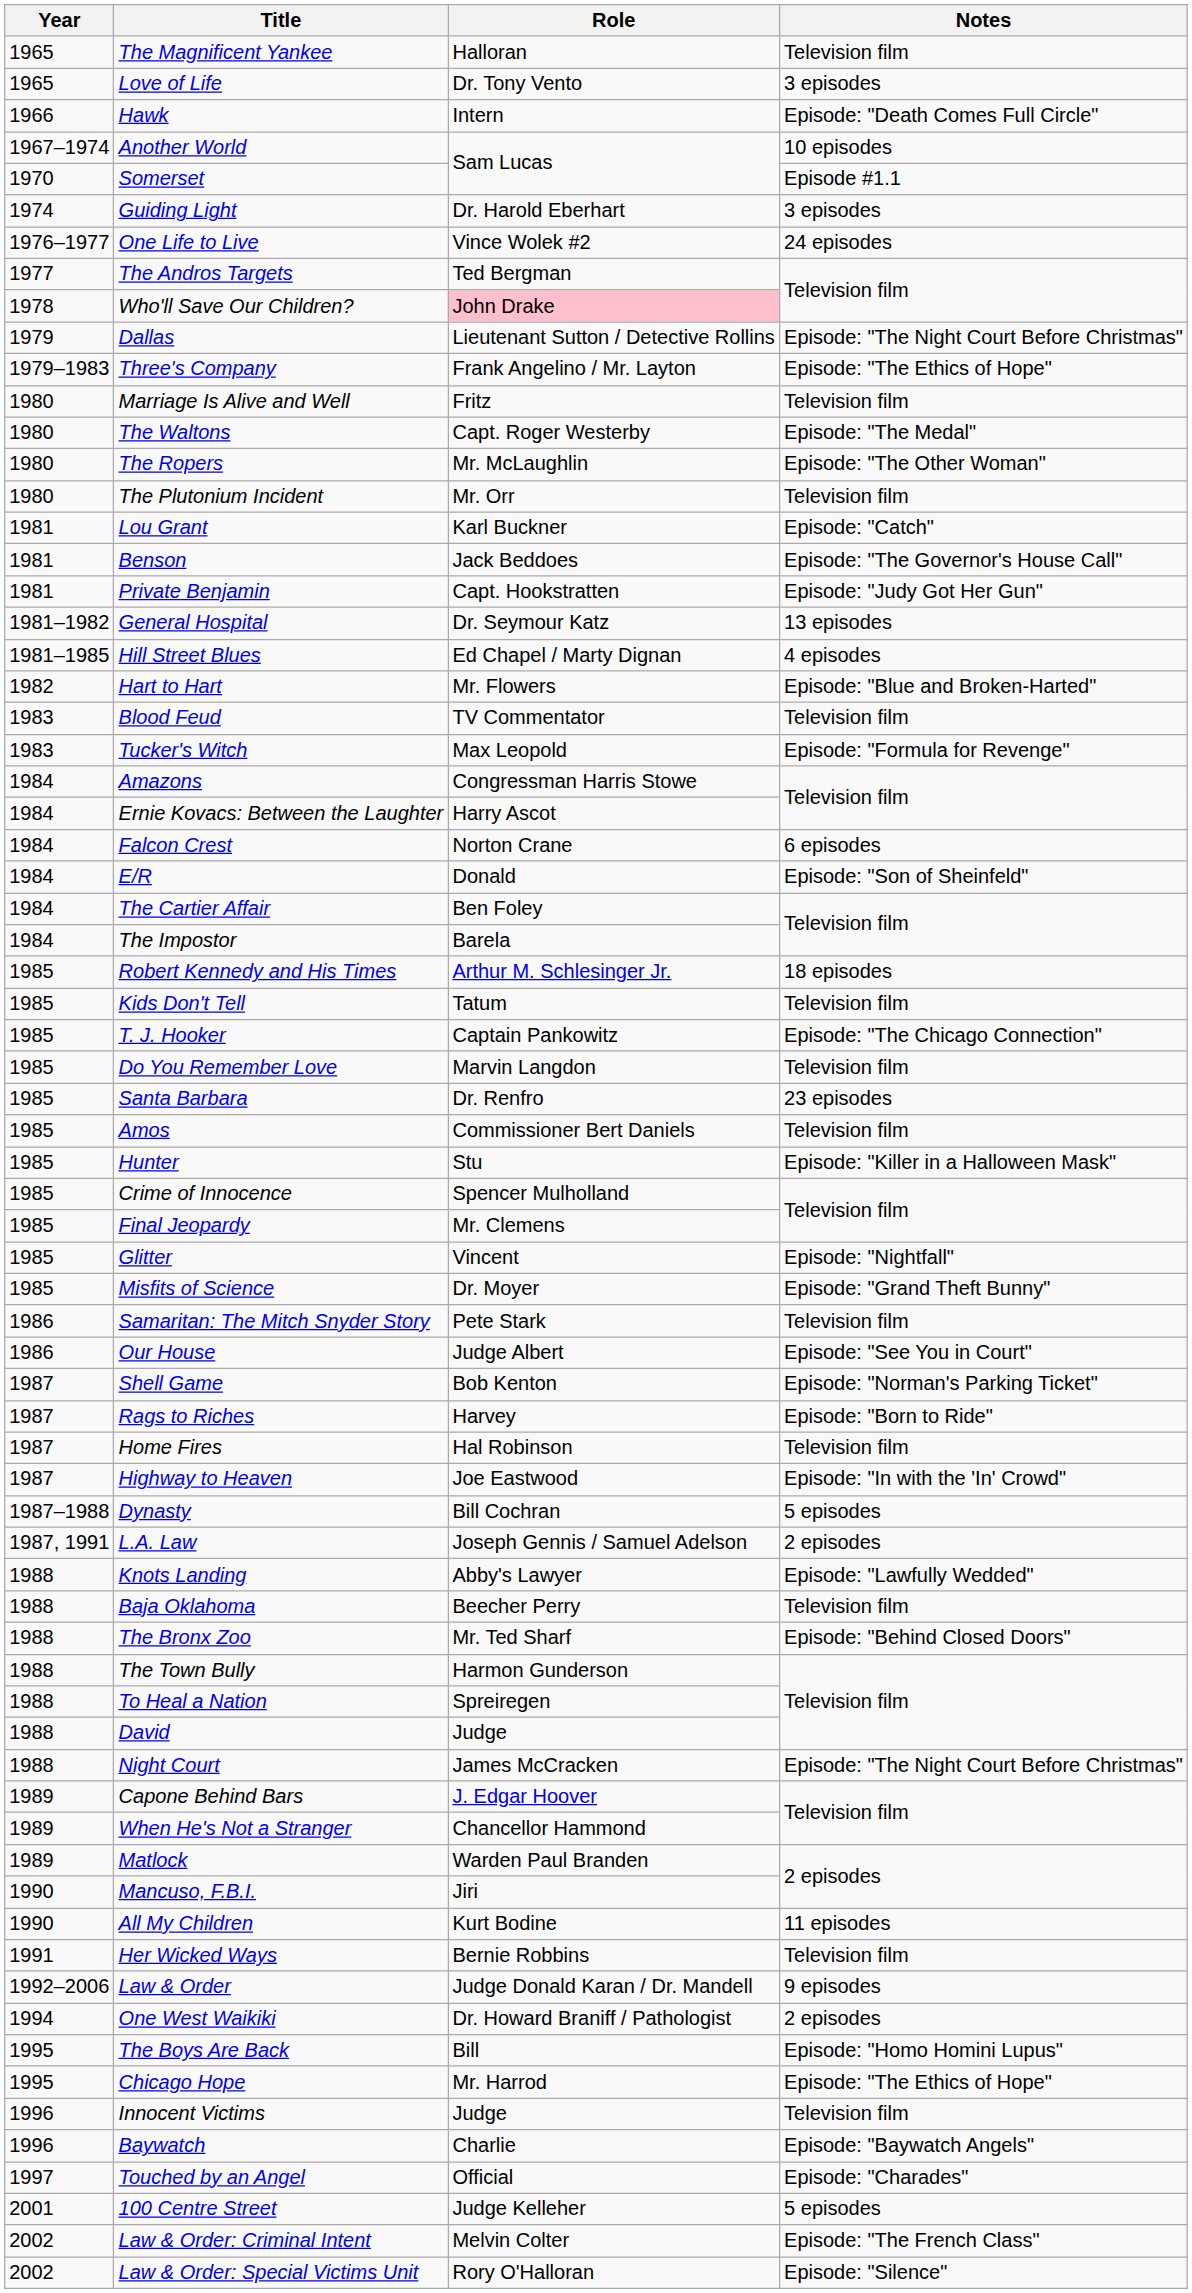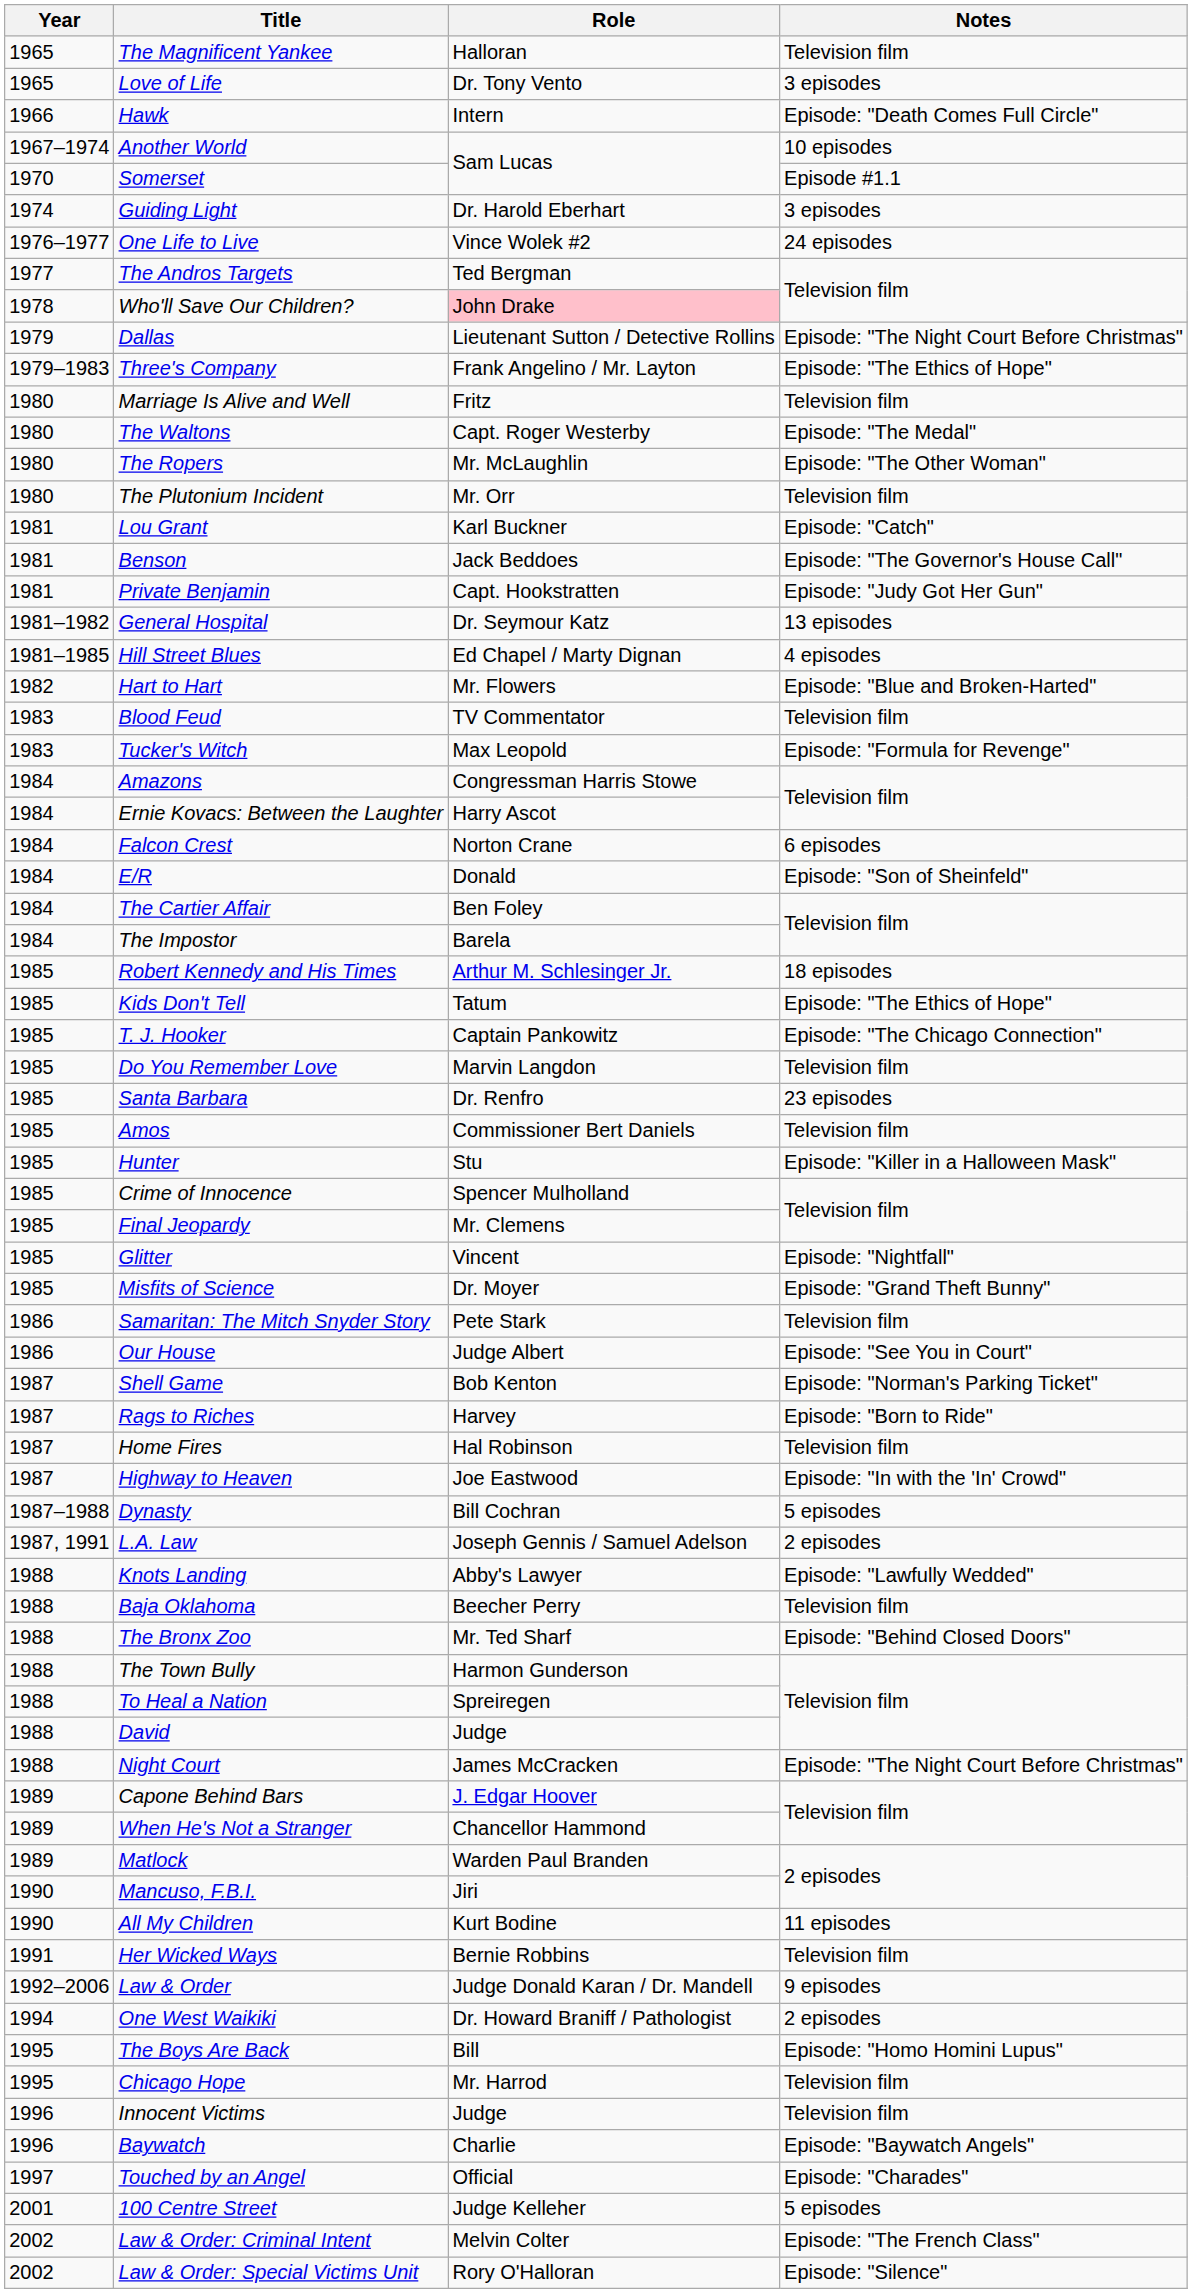(846, 1003) Television film -> (918, 1003) Episode: "The Ethics of Hope"
(918, 2082) Episode: "The Ethics of Hope" -> (846, 2082) Television film
